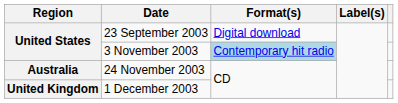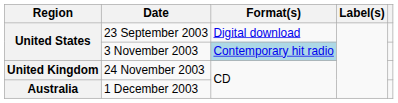(53, 70) Australia -> (53, 70) United Kingdom
(53, 88) United Kingdom -> (53, 88) Australia
